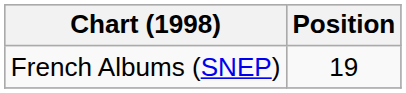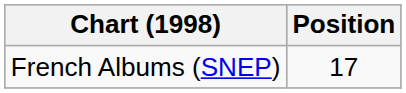(344, 66) 19 -> (344, 66) 17
